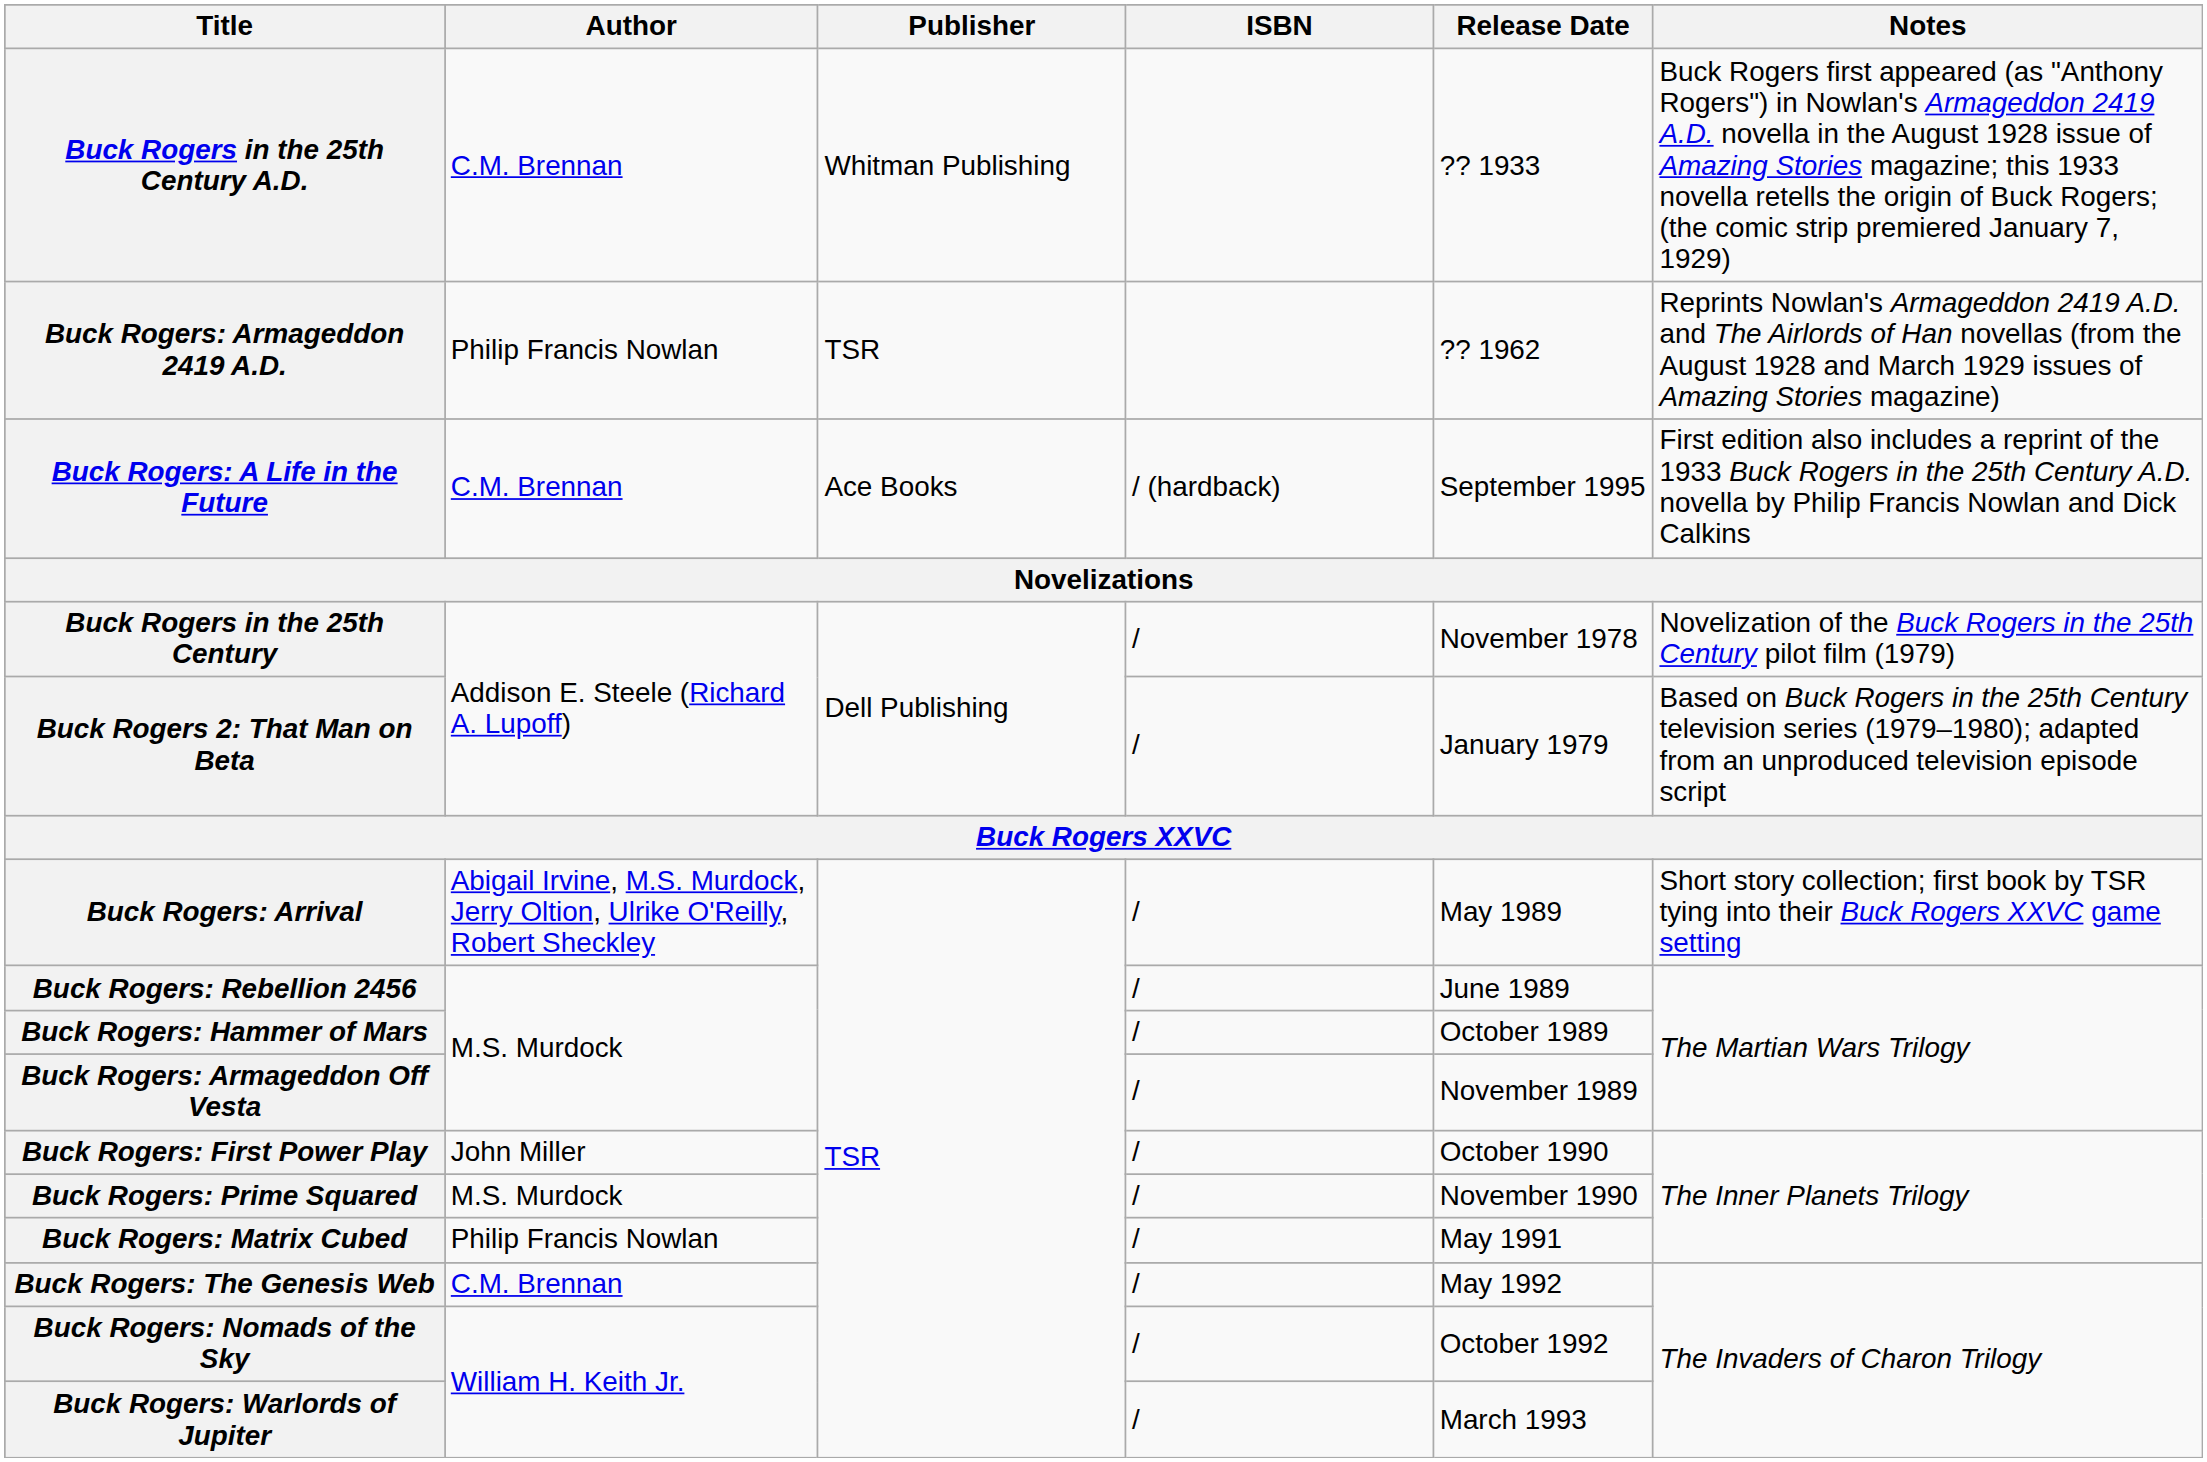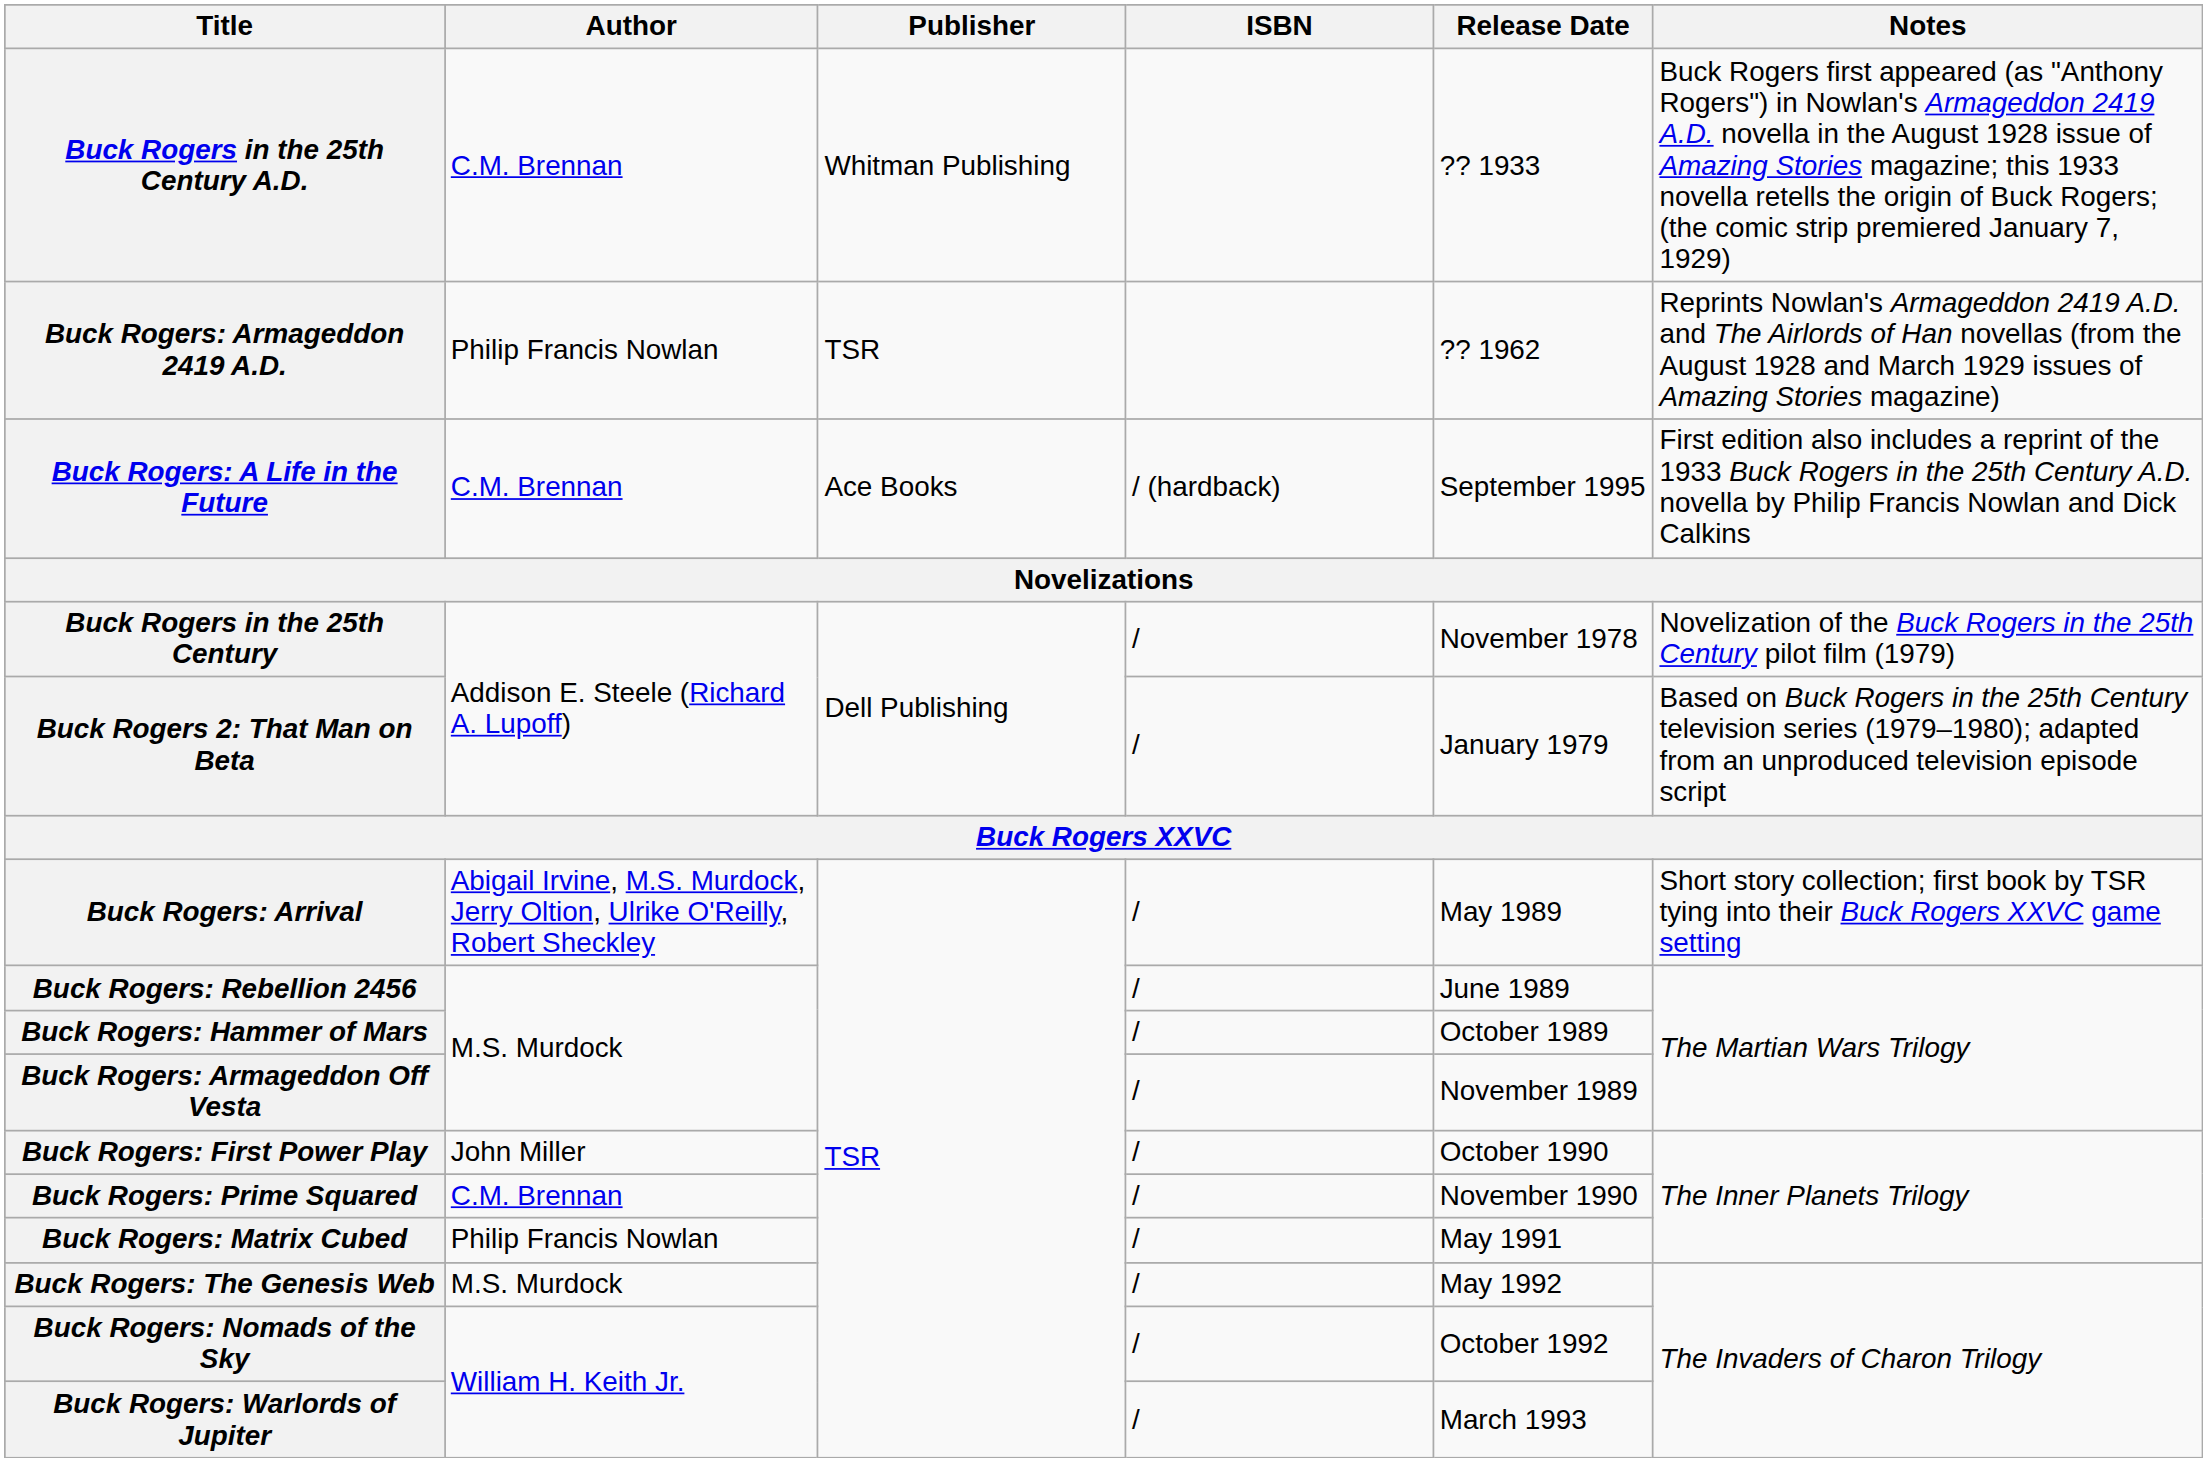(537, 1195) M.S. Murdock -> (537, 1195) C.M. Brennan
(537, 1283) C.M. Brennan -> (537, 1283) M.S. Murdock
